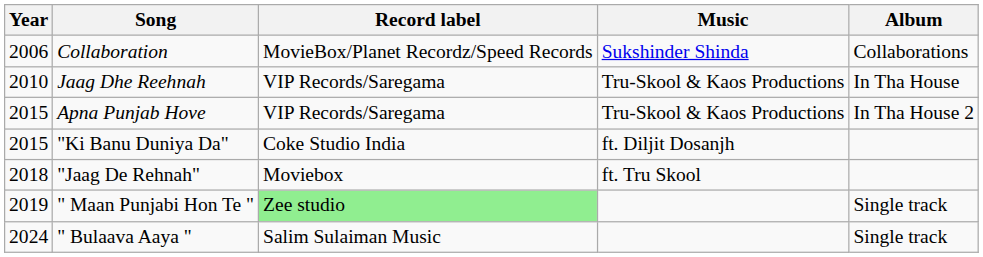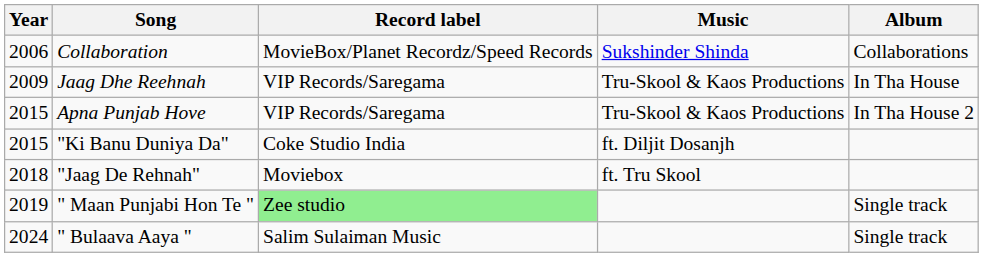(29, 81) 2010 -> (29, 81) 2009
